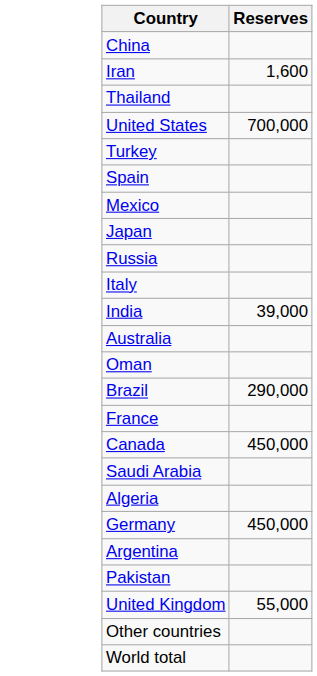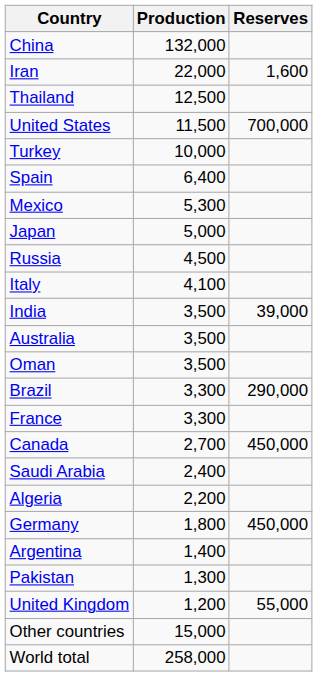+ column: (181, 18)
